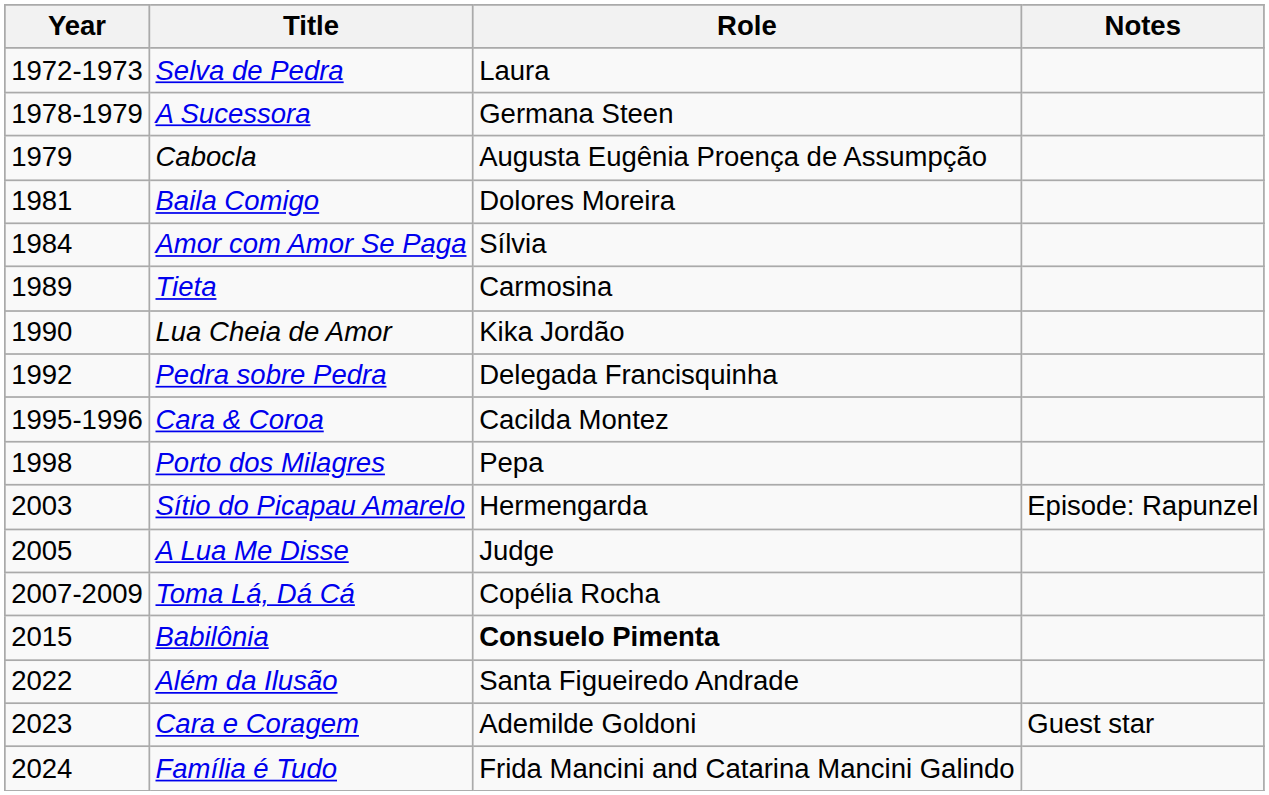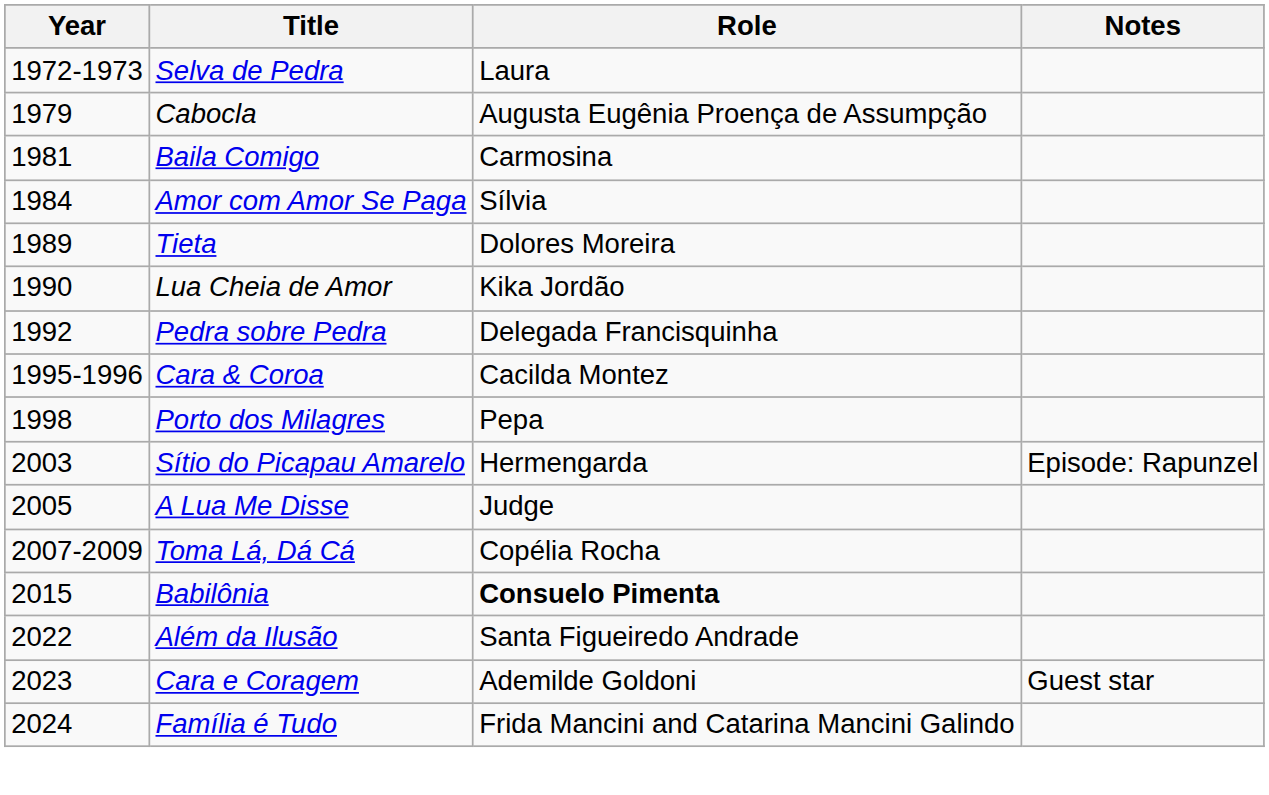- row: (233, 113)
(577, 200) Dolores Moreira -> (546, 157) Carmosina
(546, 288) Carmosina -> (577, 244) Dolores Moreira
